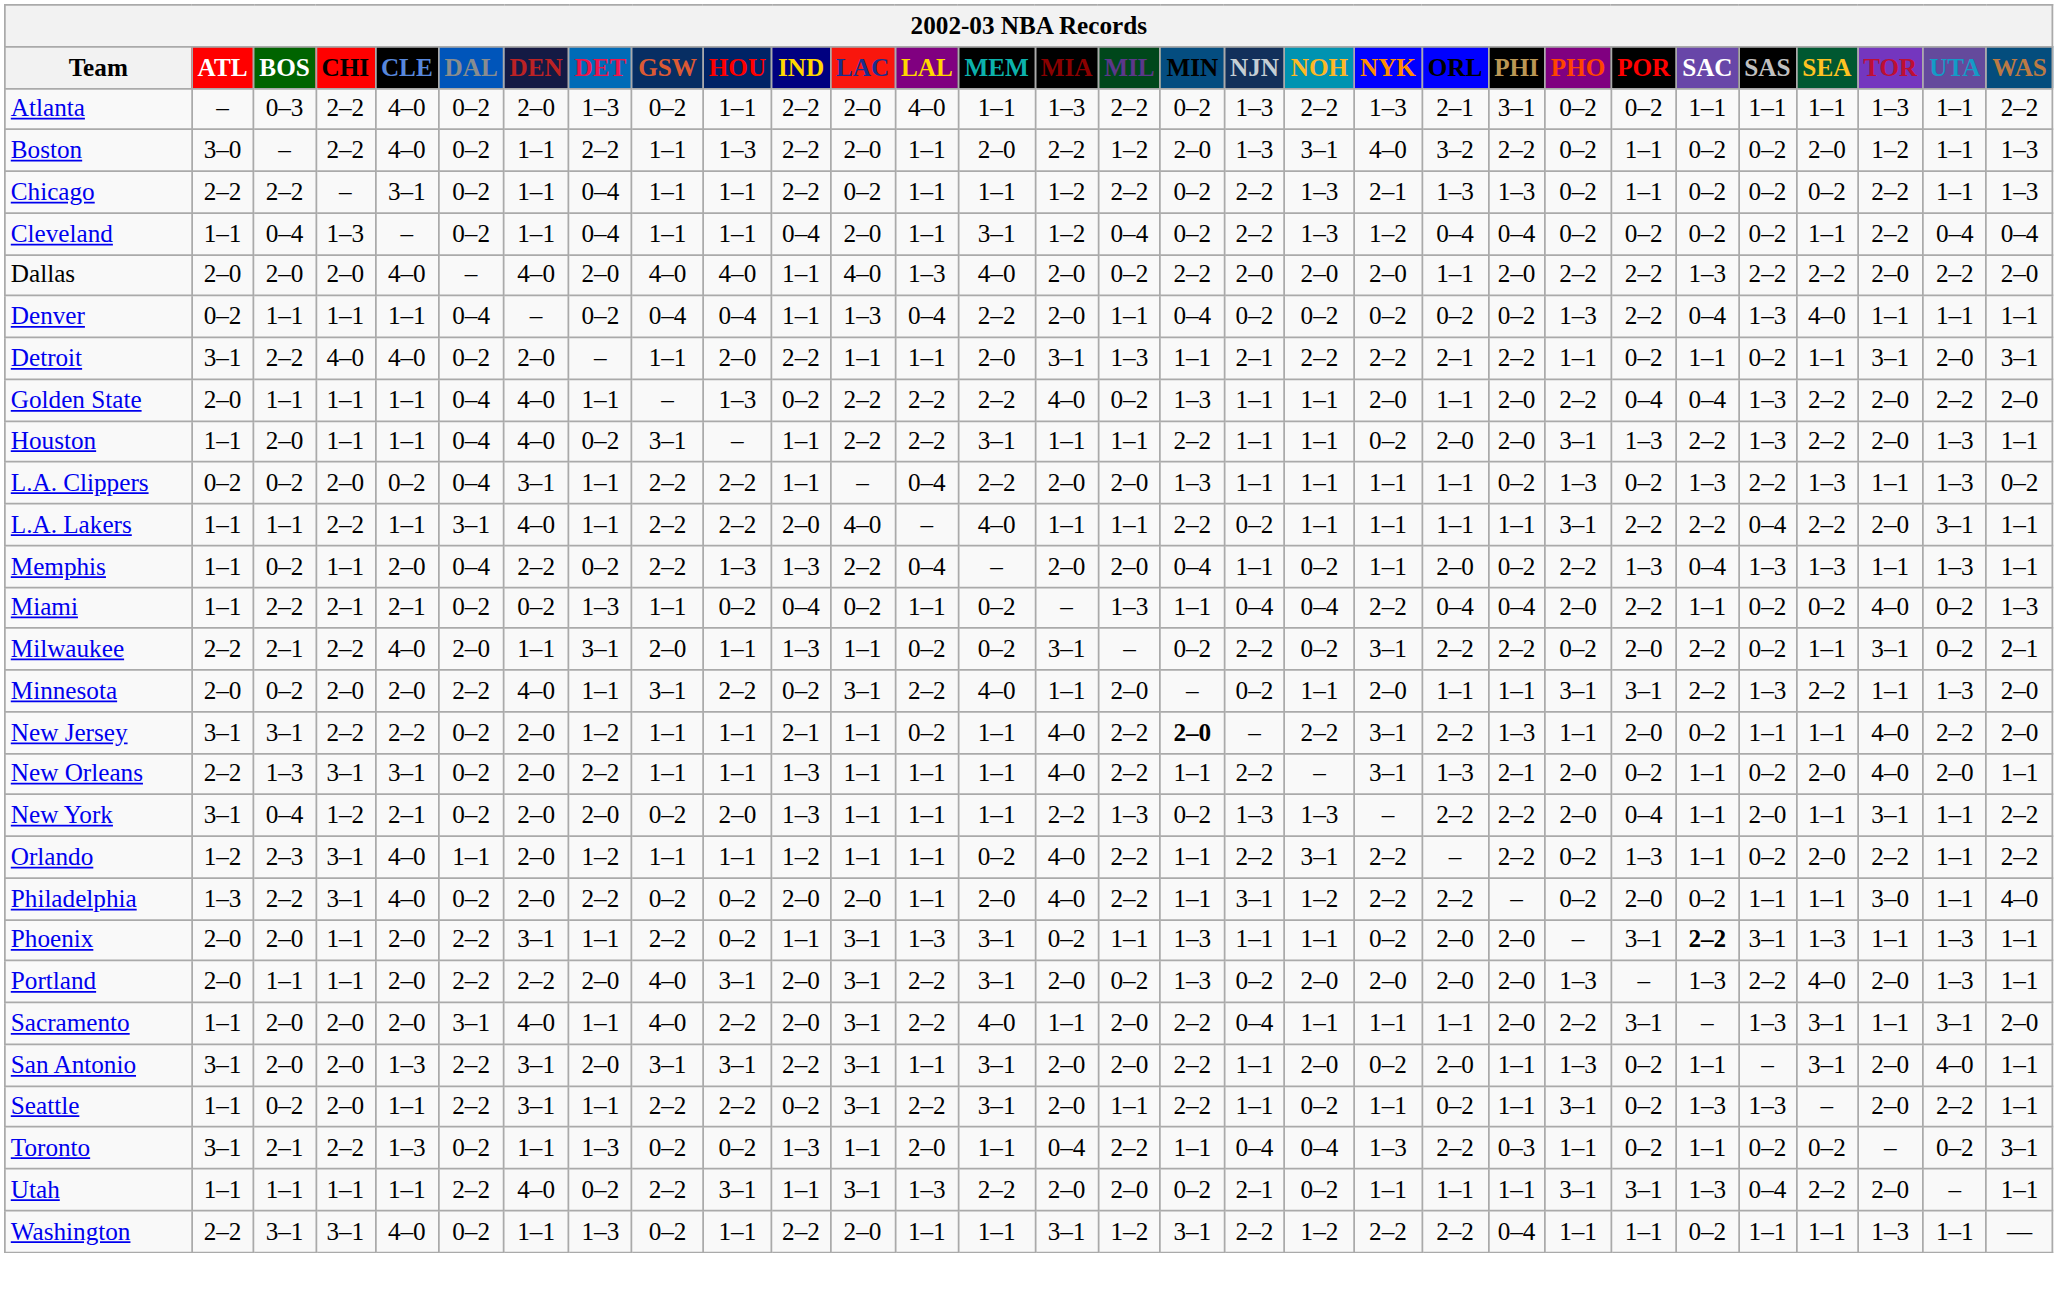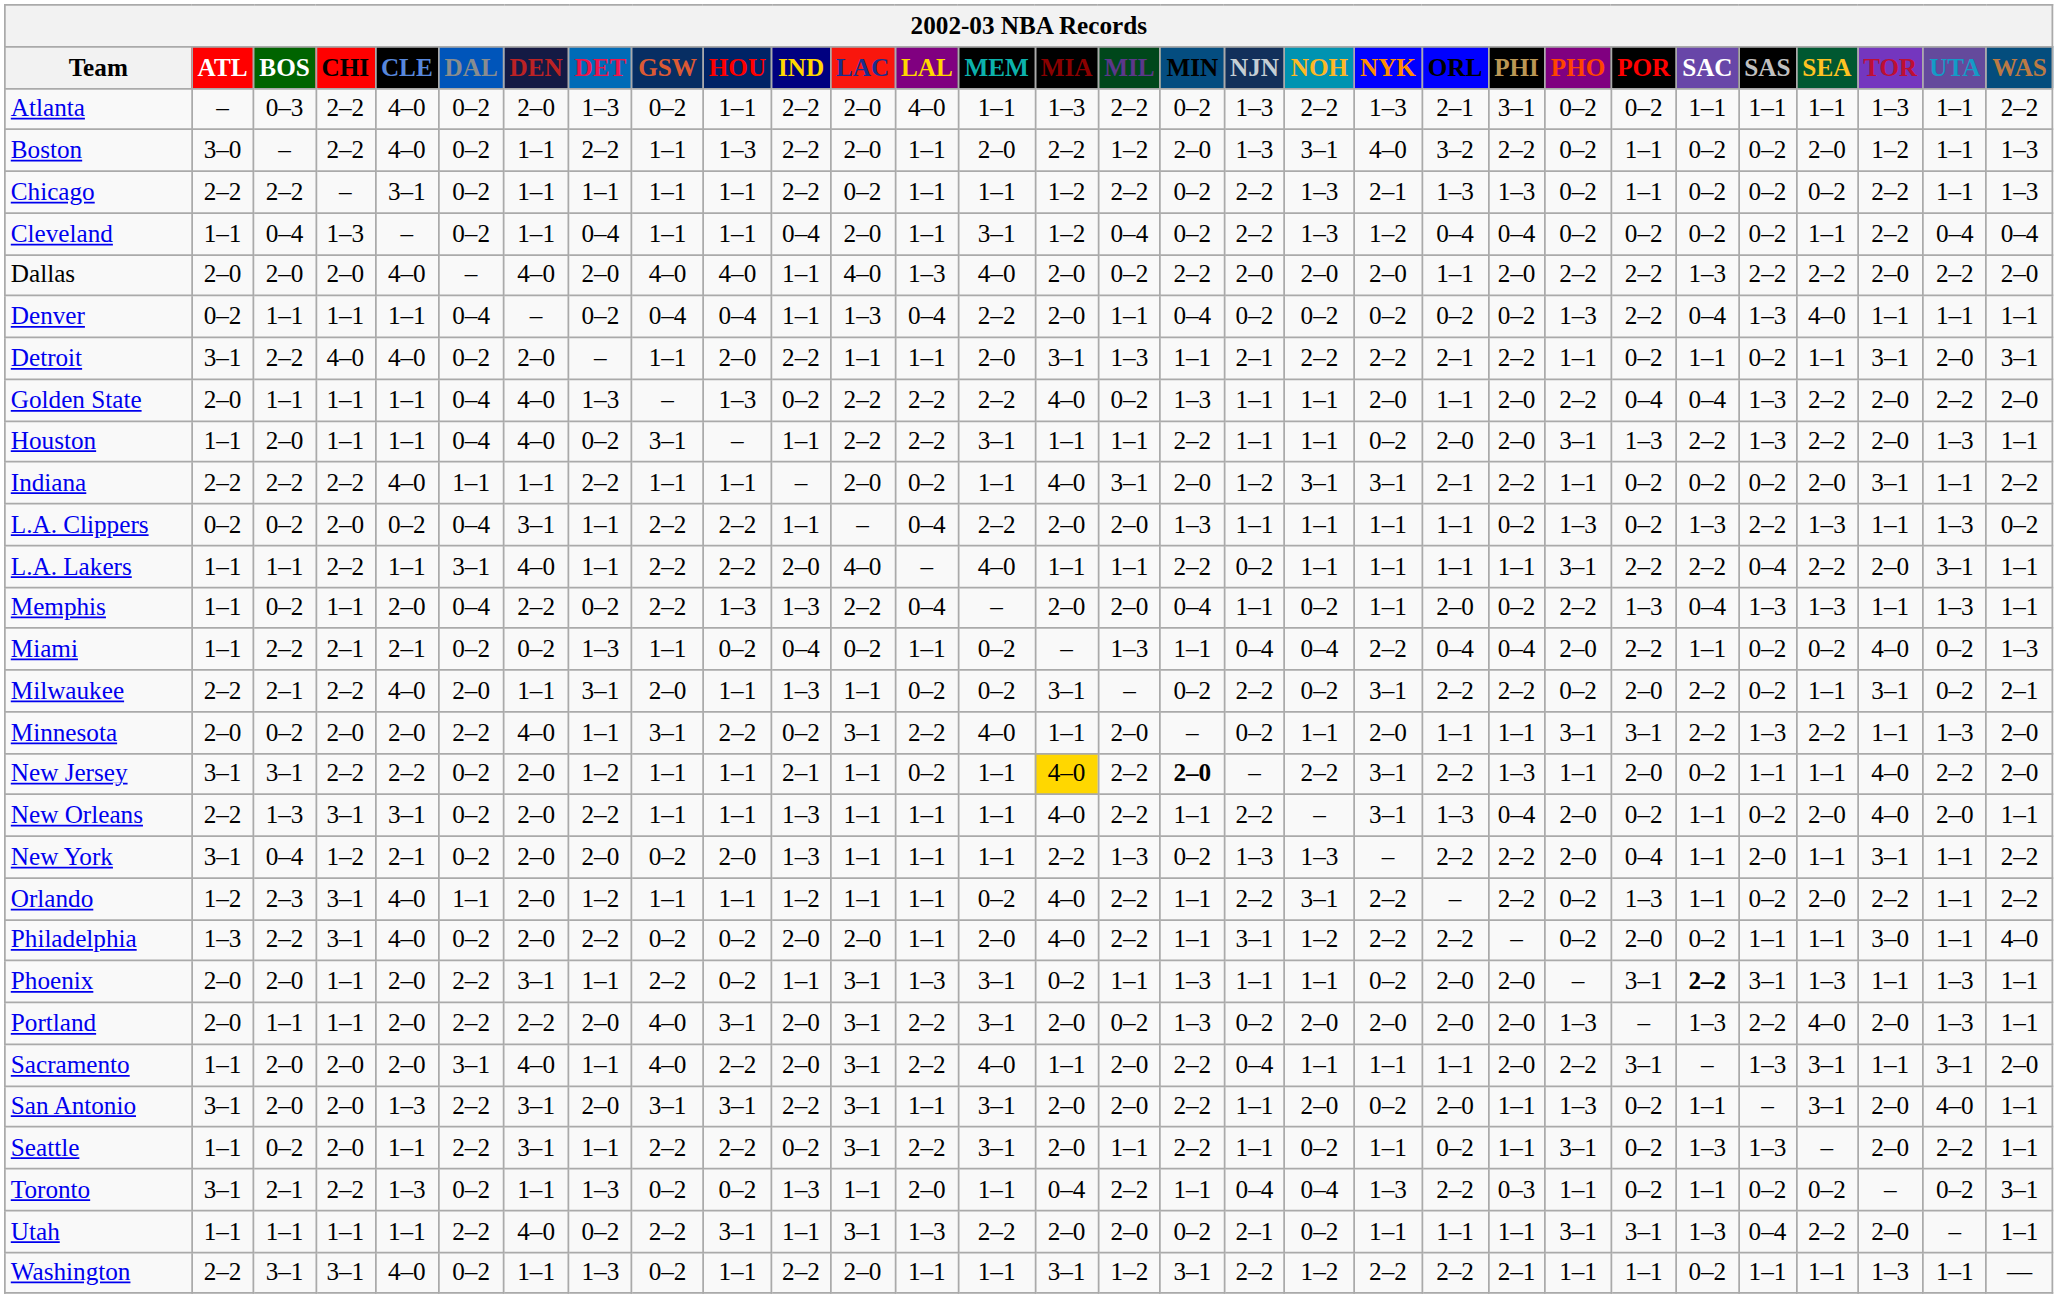(600, 191) 0–4 -> (600, 191) 1–1
(600, 399) 1–1 -> (600, 399) 1–3
+ row: (49, 482)
(1067, 732) no background -> (1067, 773) gold background
(1517, 773) 2–1 -> (1517, 815) 0–4
(1517, 1230) 0–4 -> (1517, 1272) 2–1
